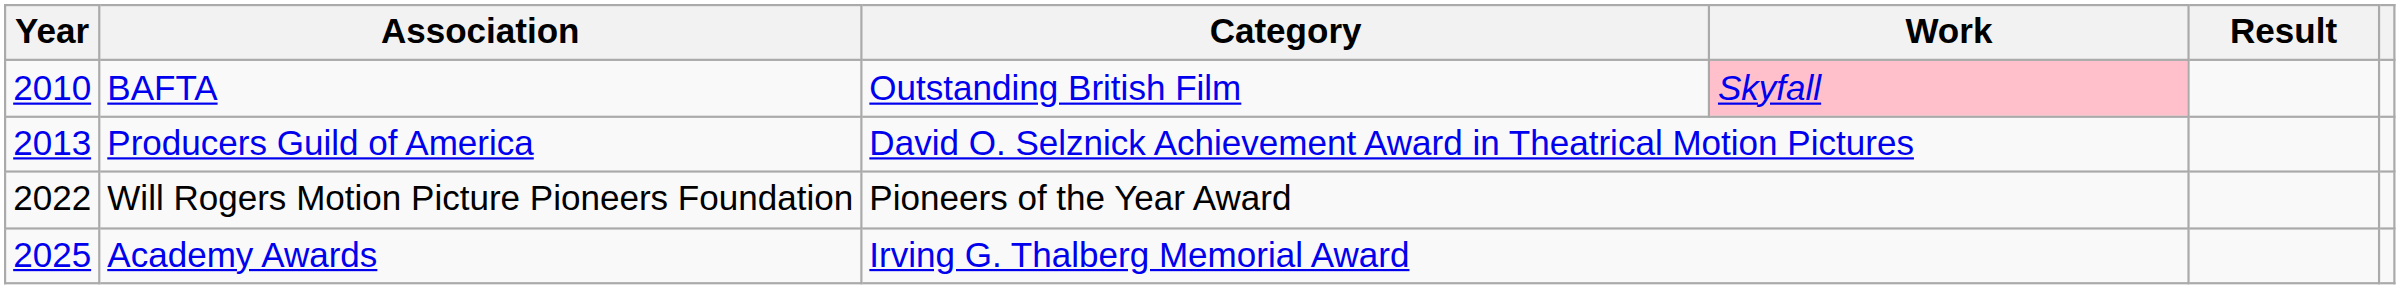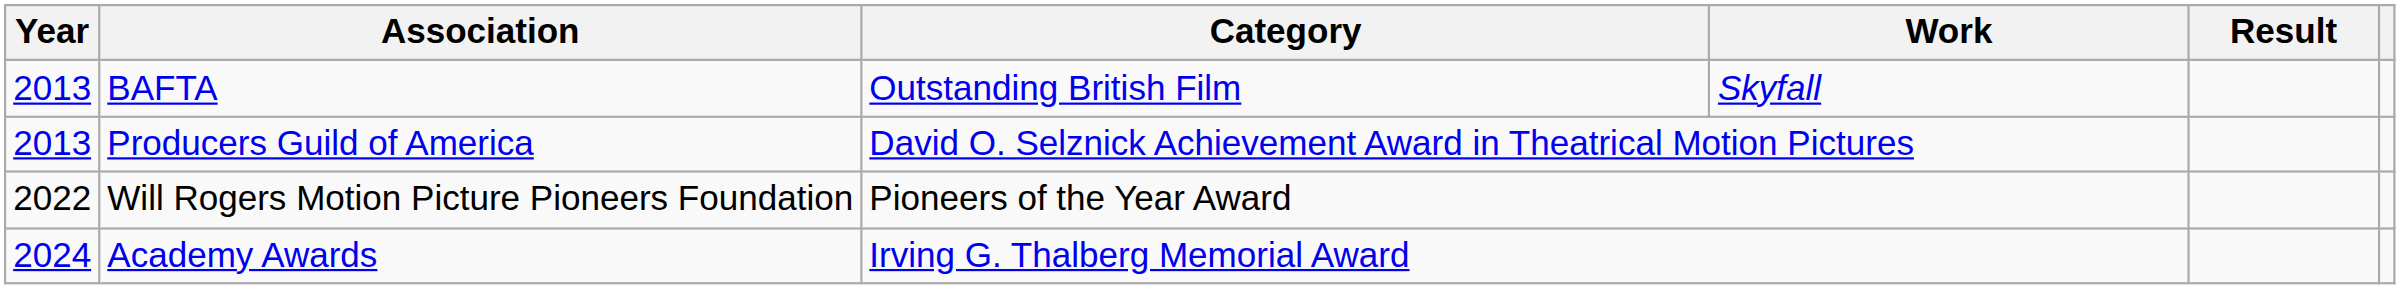(52, 87) 2010 -> (52, 87) 2013
(1770, 87) pink background -> (1770, 87) no background
(52, 254) 2025 -> (52, 254) 2024
